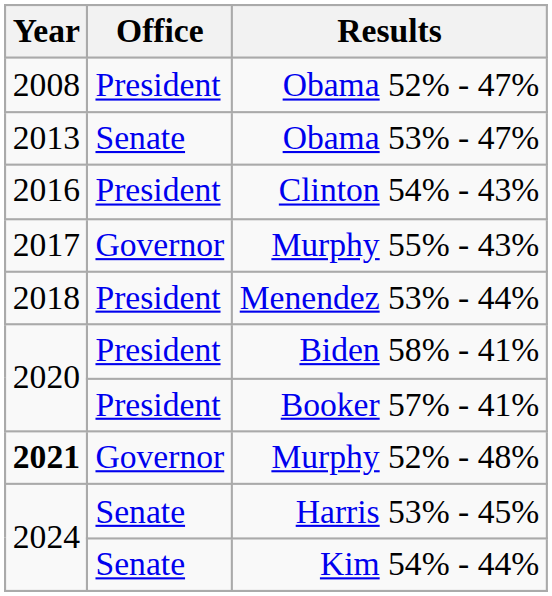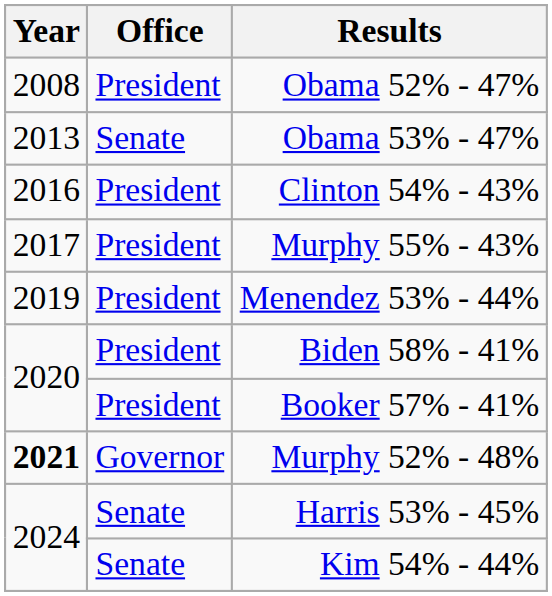(160, 244) Governor -> (158, 244) President
(46, 297) 2018 -> (46, 297) 2019
